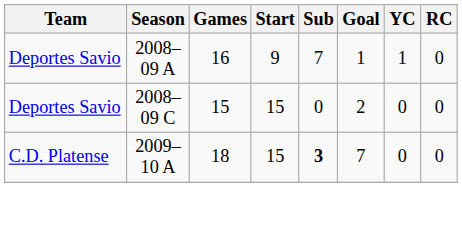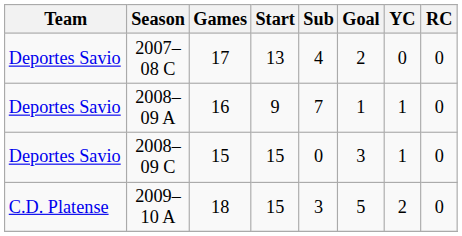+ row: (158, 58)
(361, 107) 2 -> (361, 157) 3
(402, 107) 0 -> (402, 157) 1
(319, 157) bold -> (319, 206) normal
(361, 157) 7 -> (361, 206) 5
(402, 157) 0 -> (402, 206) 2
